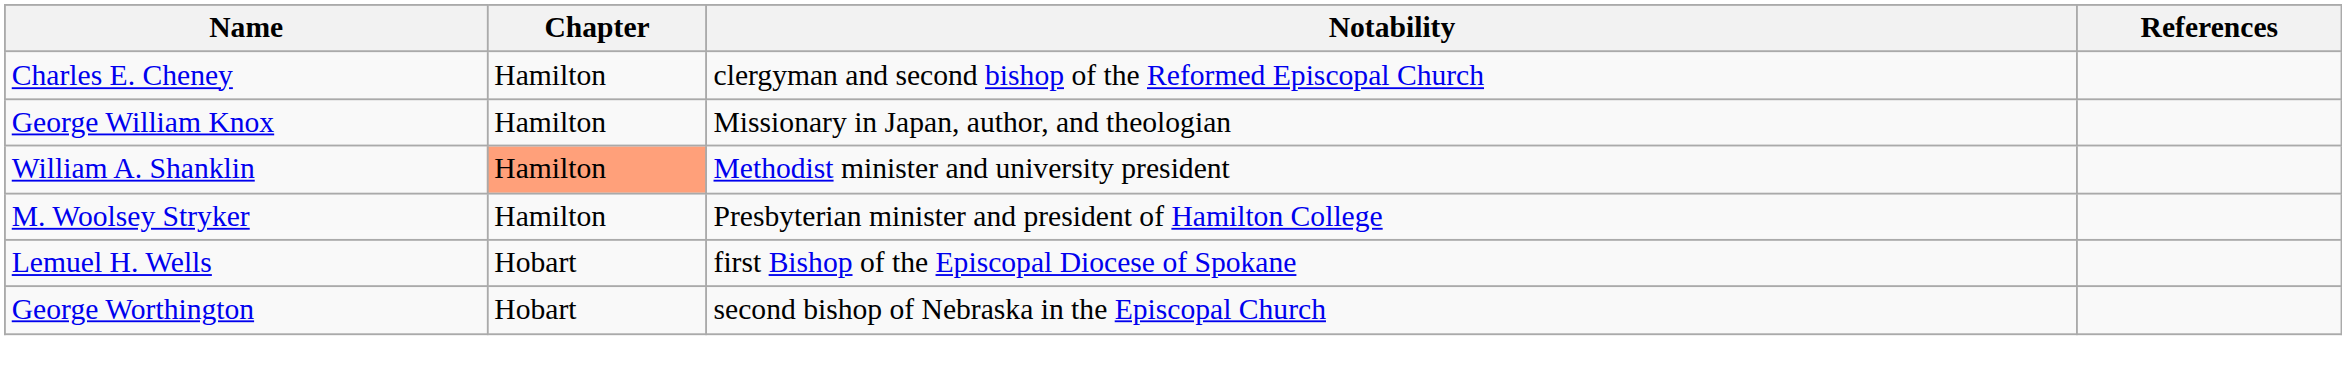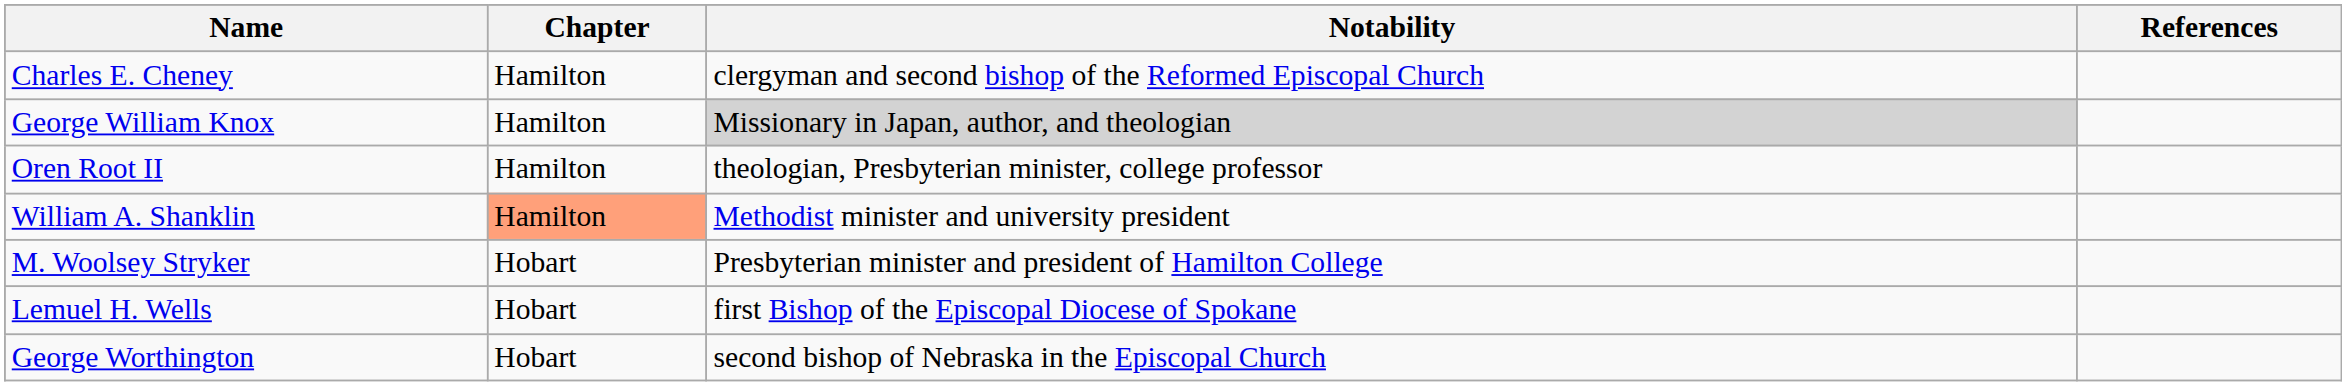(972, 121) no background -> (972, 121) lightgrey background
+ row: (87, 168)
(550, 215) Hamilton -> (535, 262) Hobart
